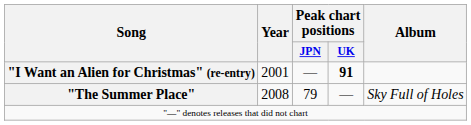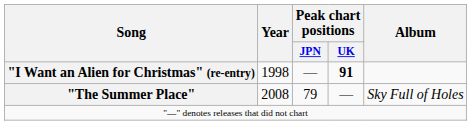(275, 72) 2001 -> (275, 72) 1998
